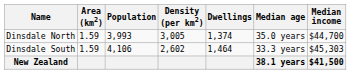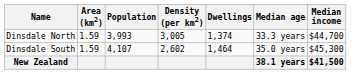(281, 36) 35.0 years -> (281, 36) 33.3 years
(119, 49) 4,106 -> (119, 49) 4,107
(281, 49) 33.3 years -> (281, 49) 35.0 years
(326, 49) $45,303 -> (326, 49) $45,300
